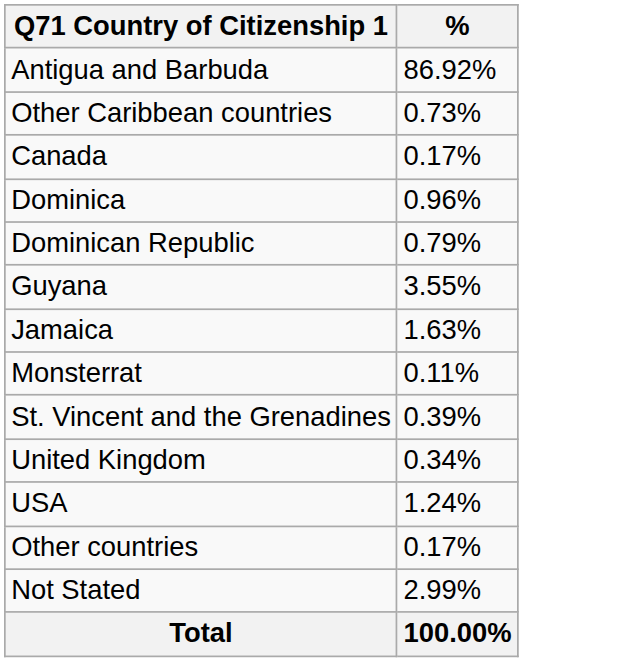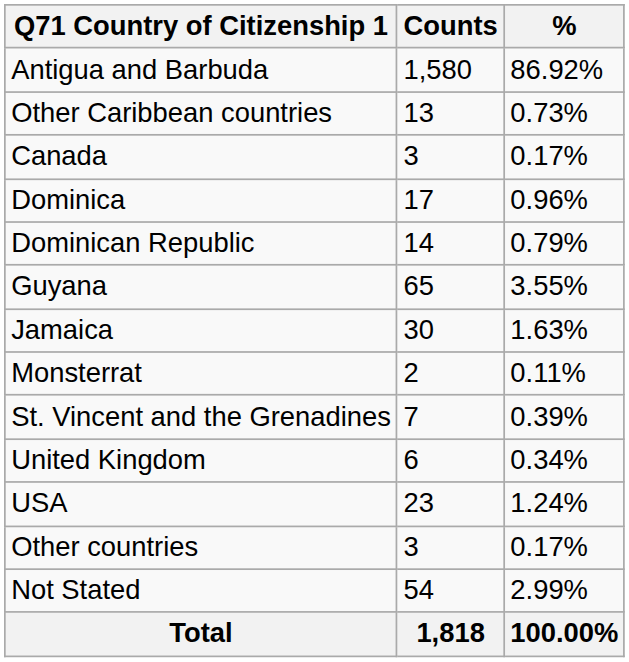+ column: (451, 26)
